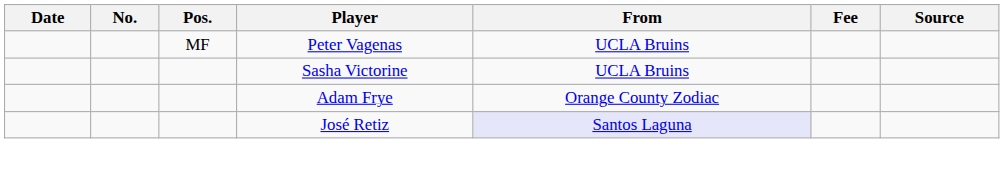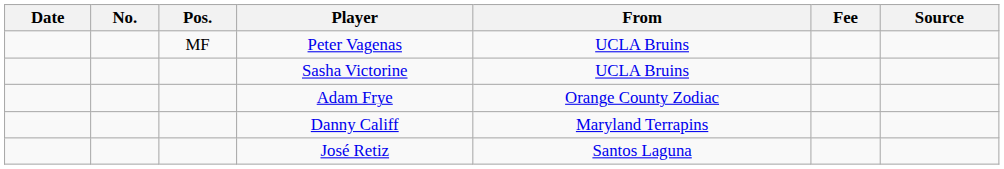+ row: (355, 124)
(642, 124) lavender background -> (642, 151) no background
